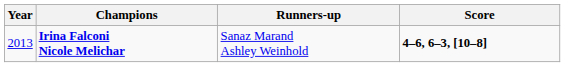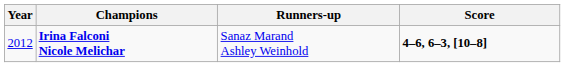(20, 43) 2013 -> (20, 43) 2012
